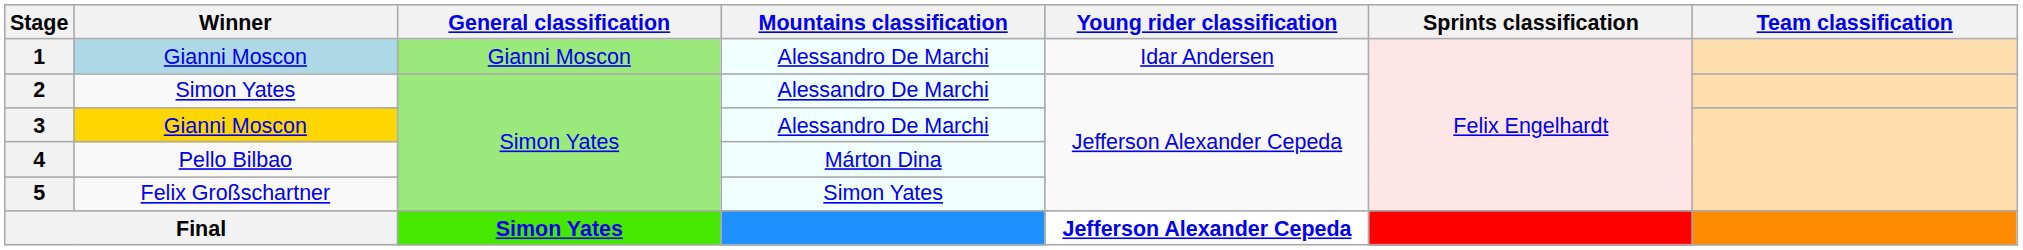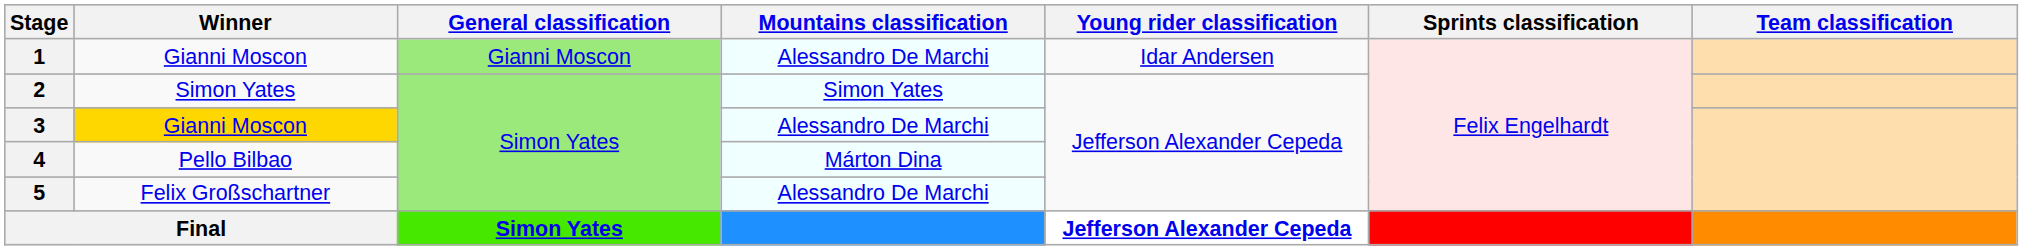(235, 57) lightblue background -> (235, 57) no background
(883, 91) Alessandro De Marchi -> (883, 91) Simon Yates
(883, 194) Simon Yates -> (883, 194) Alessandro De Marchi
